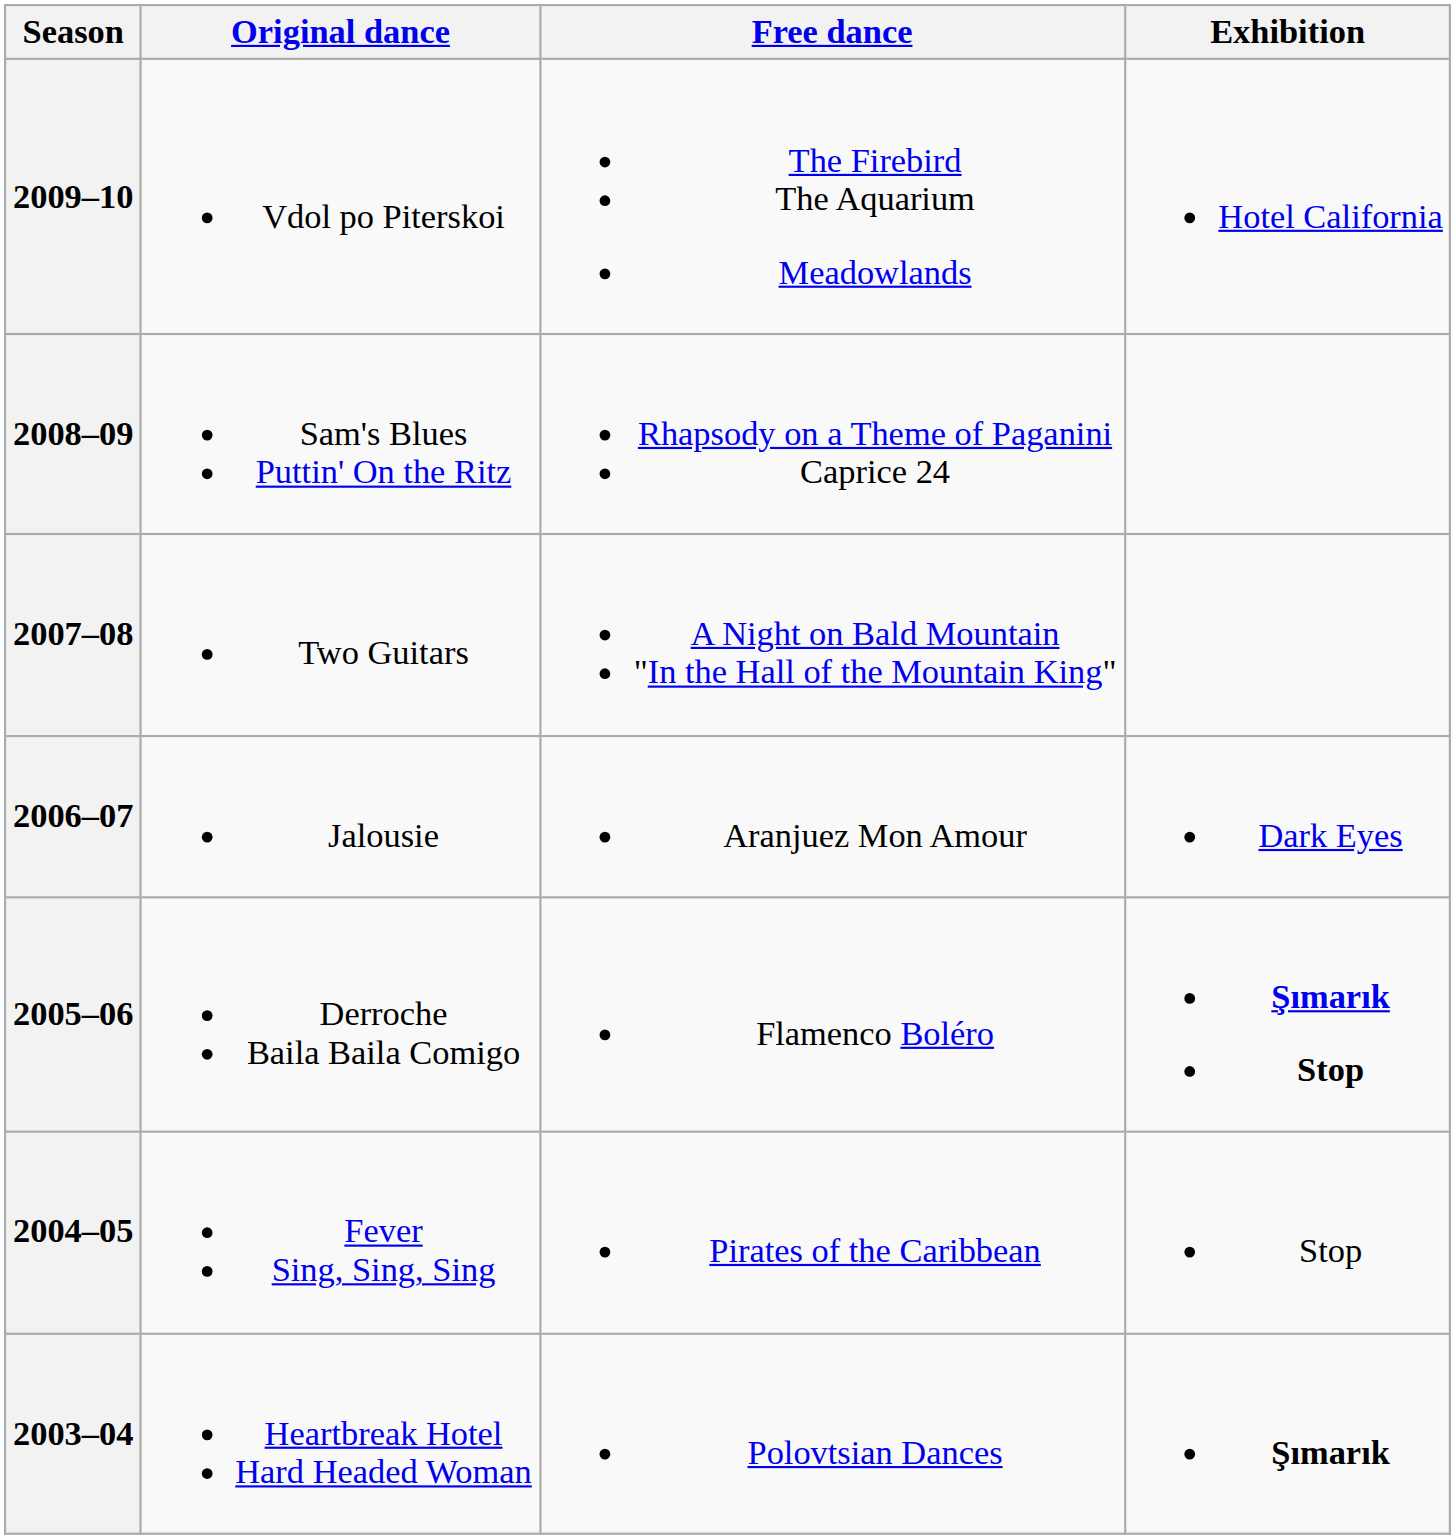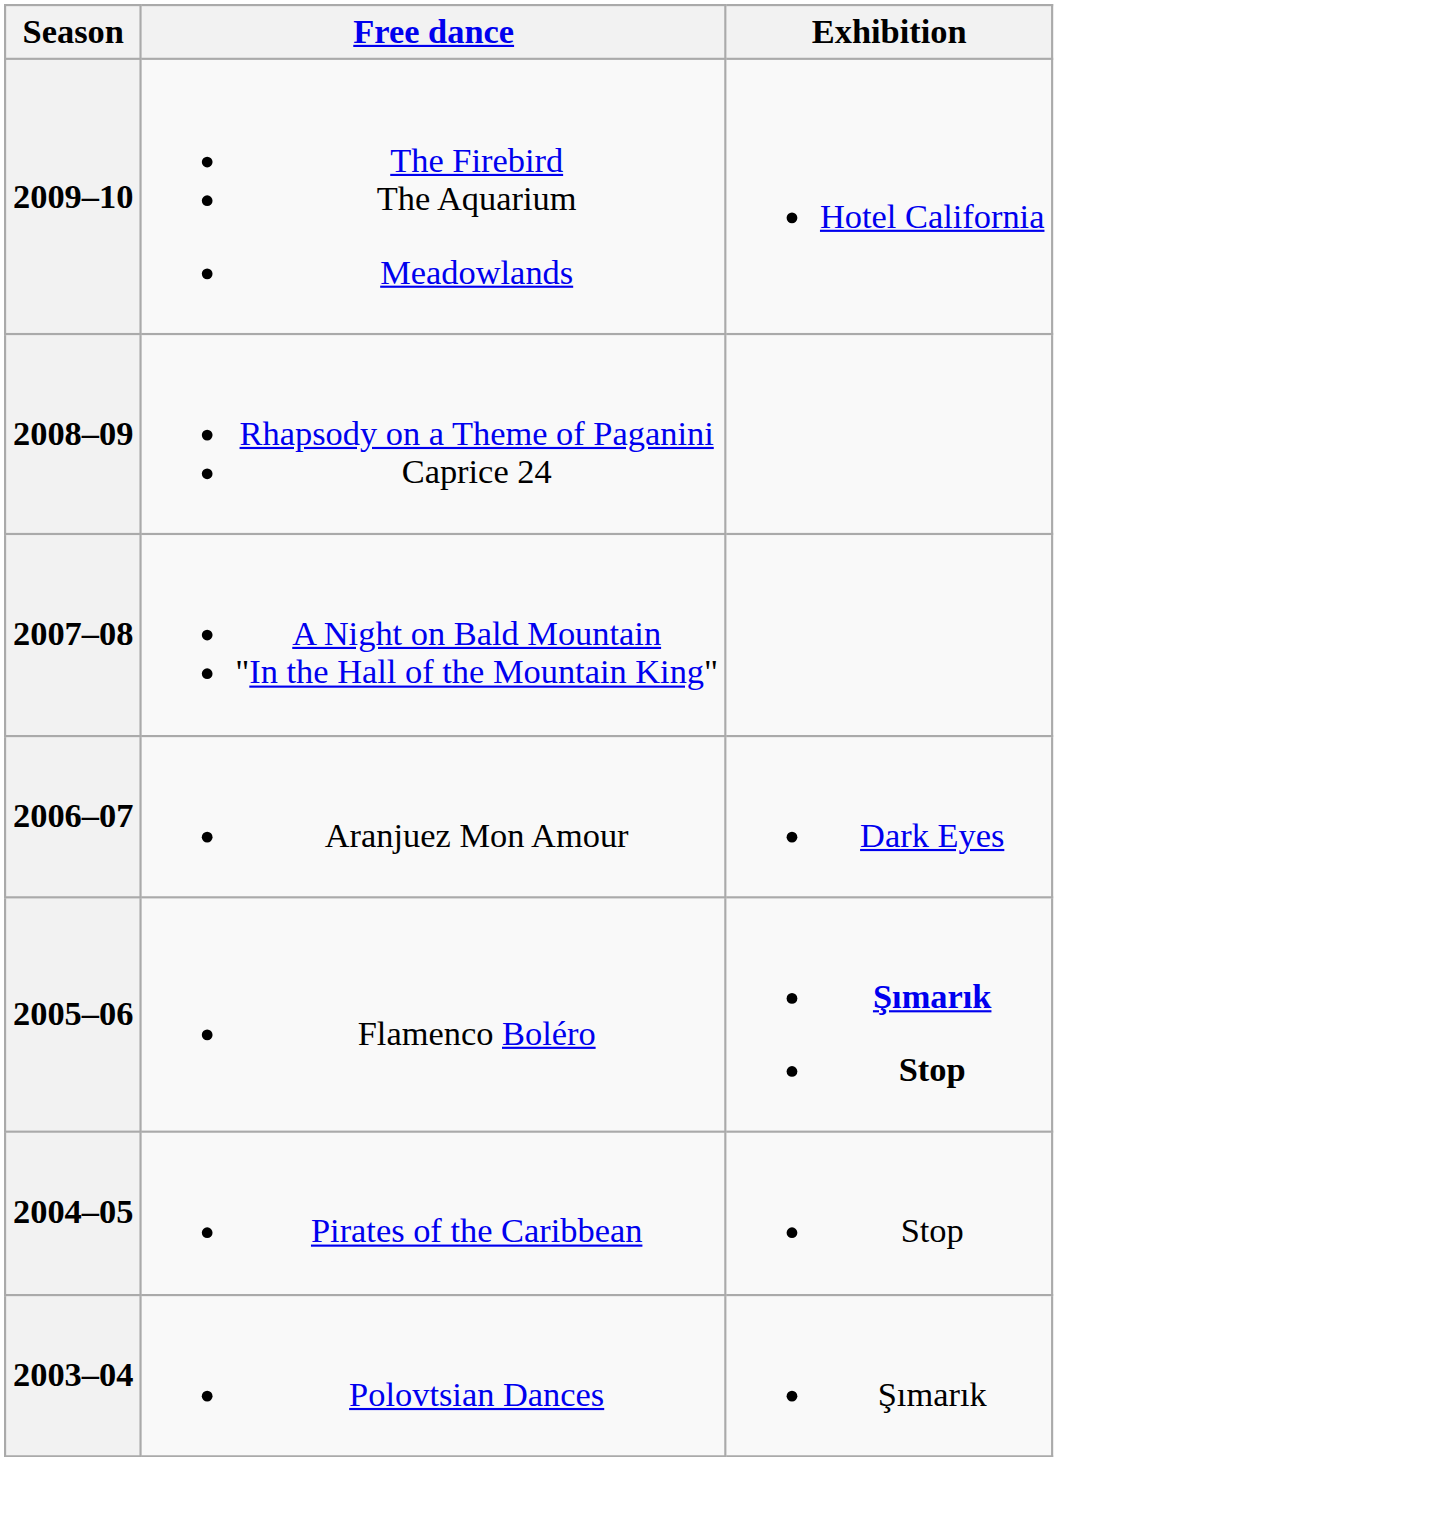- column: (341, 31)
(1288, 1453) bold -> (889, 1395) normal
